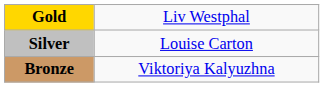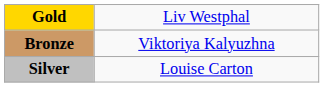rows swapped: (49, 43) <-> (49, 69)
